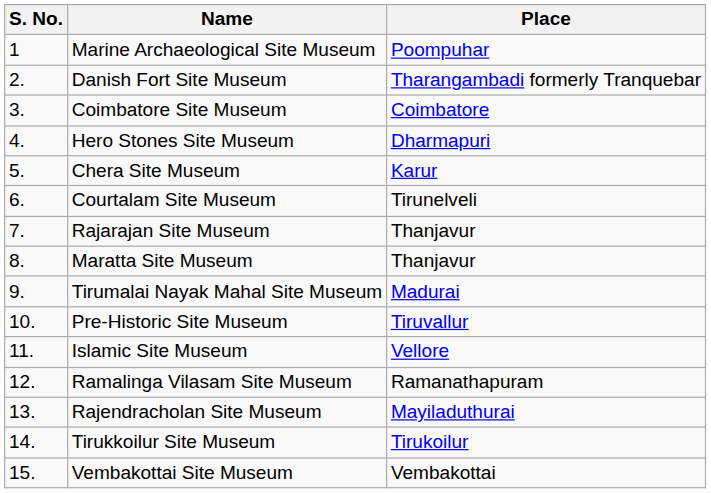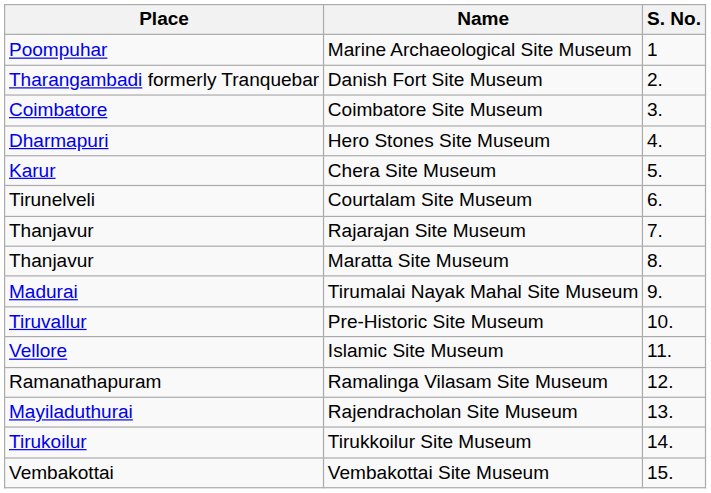columns swapped: (36, 19) <-> (546, 19)
